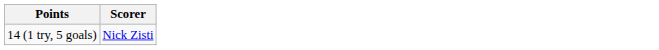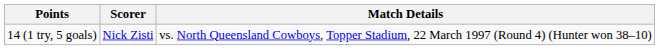+ column: (406, 14)
